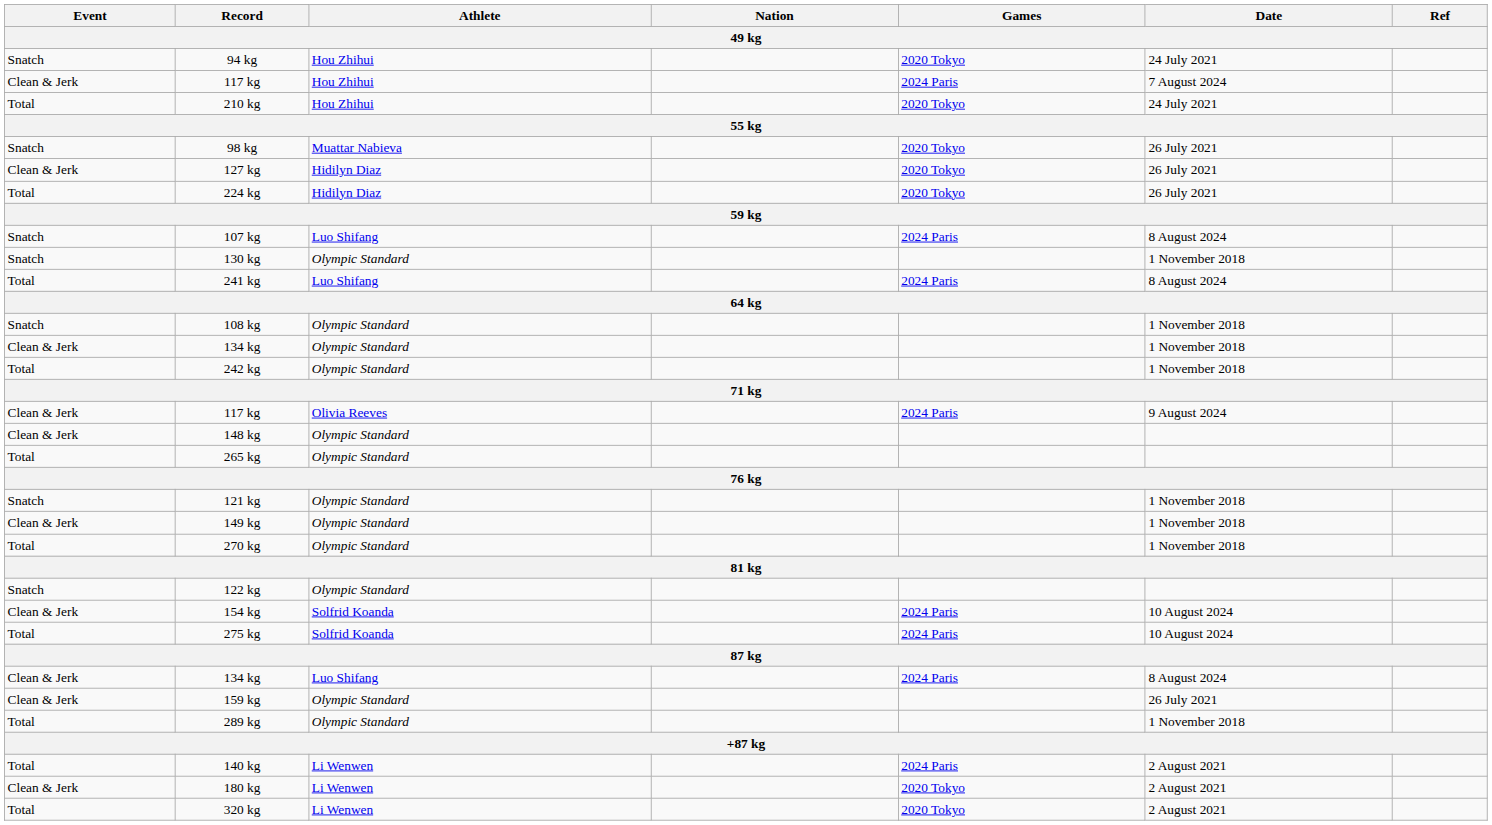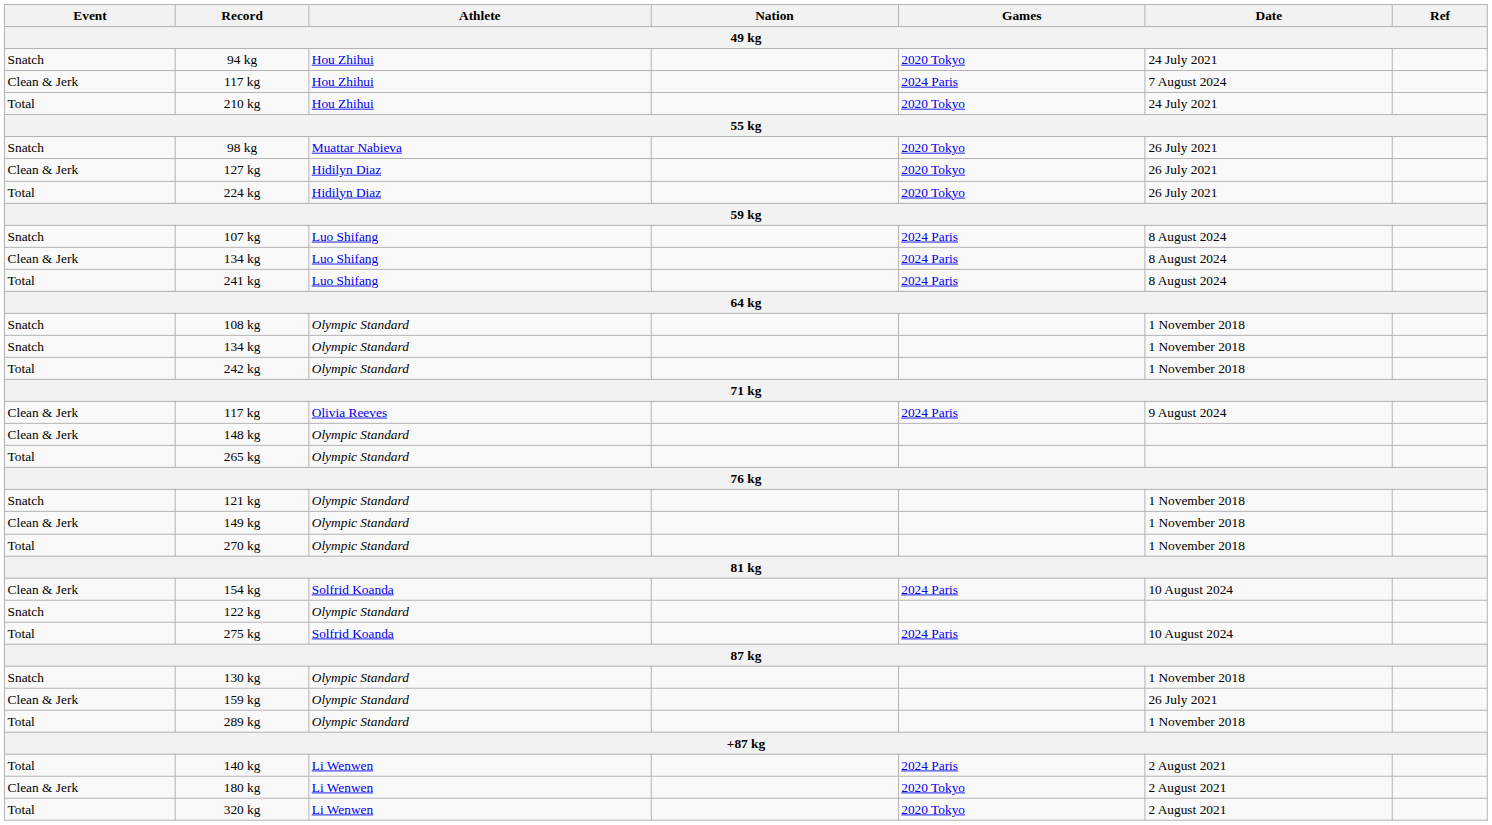rows swapped: (242, 677) <-> (242, 258)
(43, 346) Clean & Jerk -> (26, 346) Snatch
rows swapped: (242, 589) <-> (242, 611)
